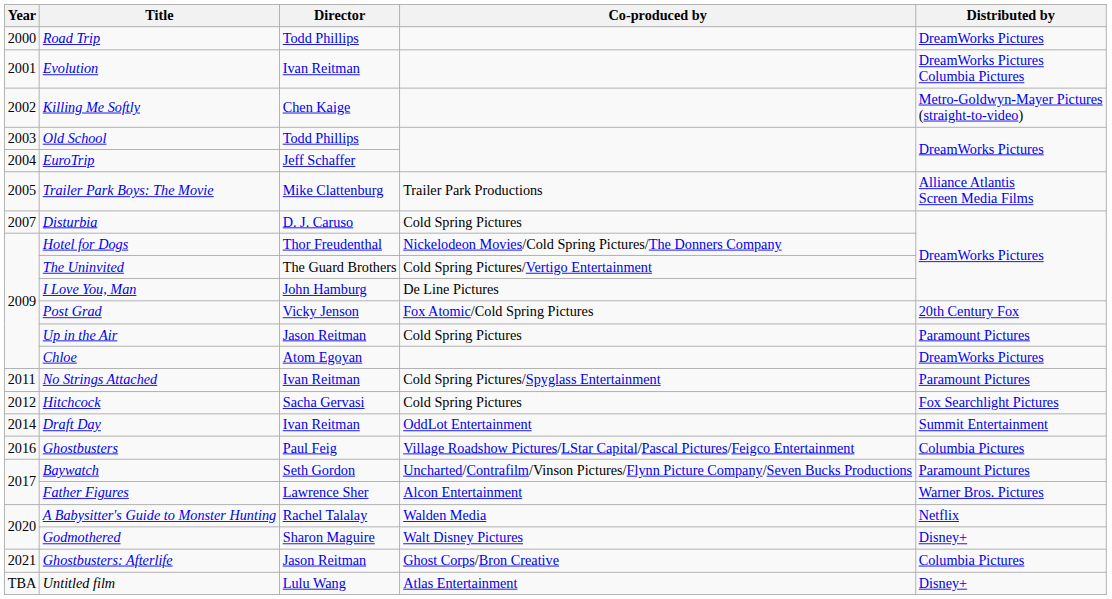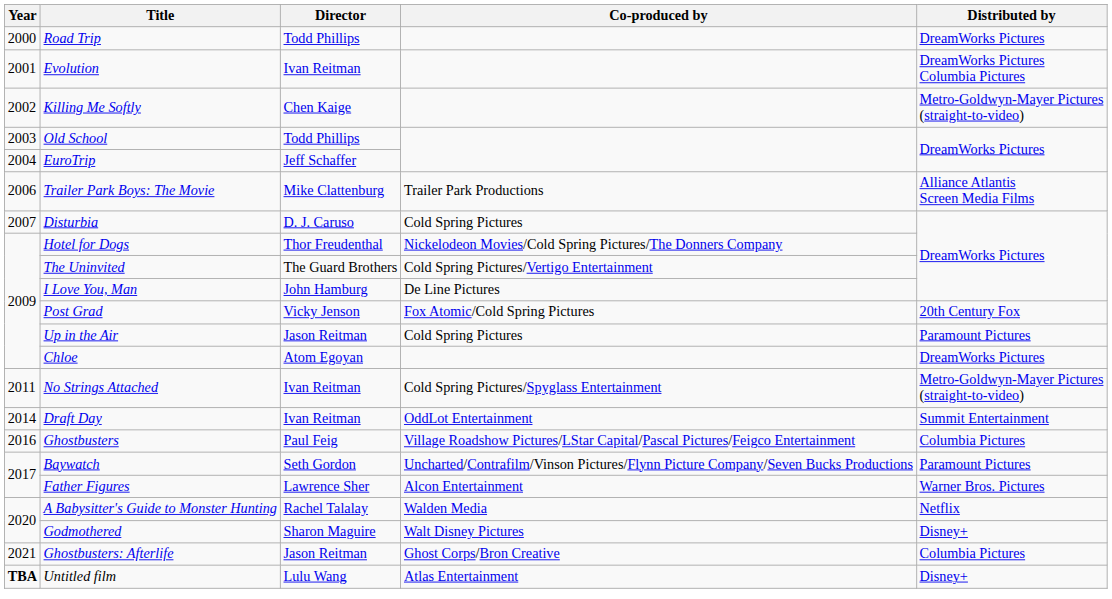(22, 191) 2005 -> (22, 191) 2006
(974, 380) Paramount Pictures -> (1011, 388) Metro-Goldwyn-Mayer Pictures (straight-to-video)
- row: (72, 402)
(22, 583) normal -> (22, 576) bold
